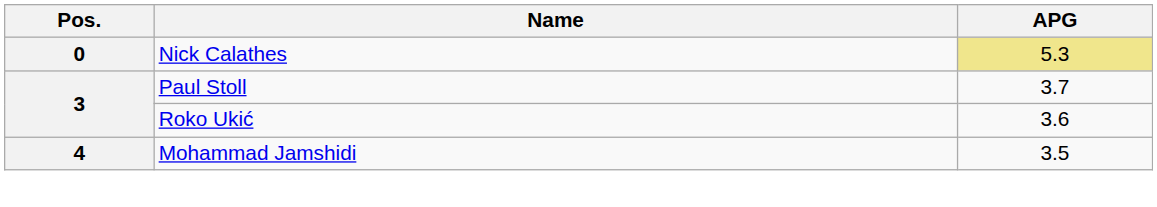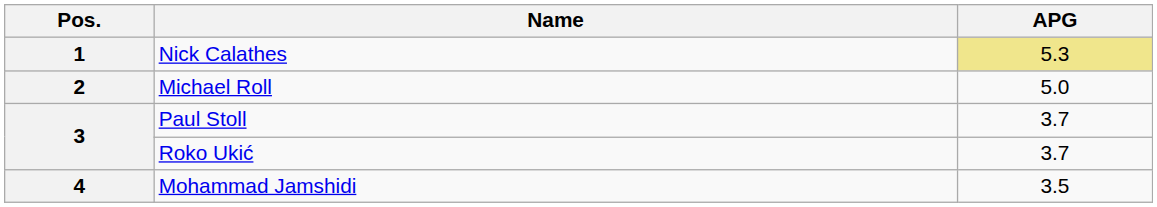(79, 53) 0 -> (79, 53) 1
+ row: (215, 86)
(1055, 119) 3.6 -> (1055, 152) 3.7
